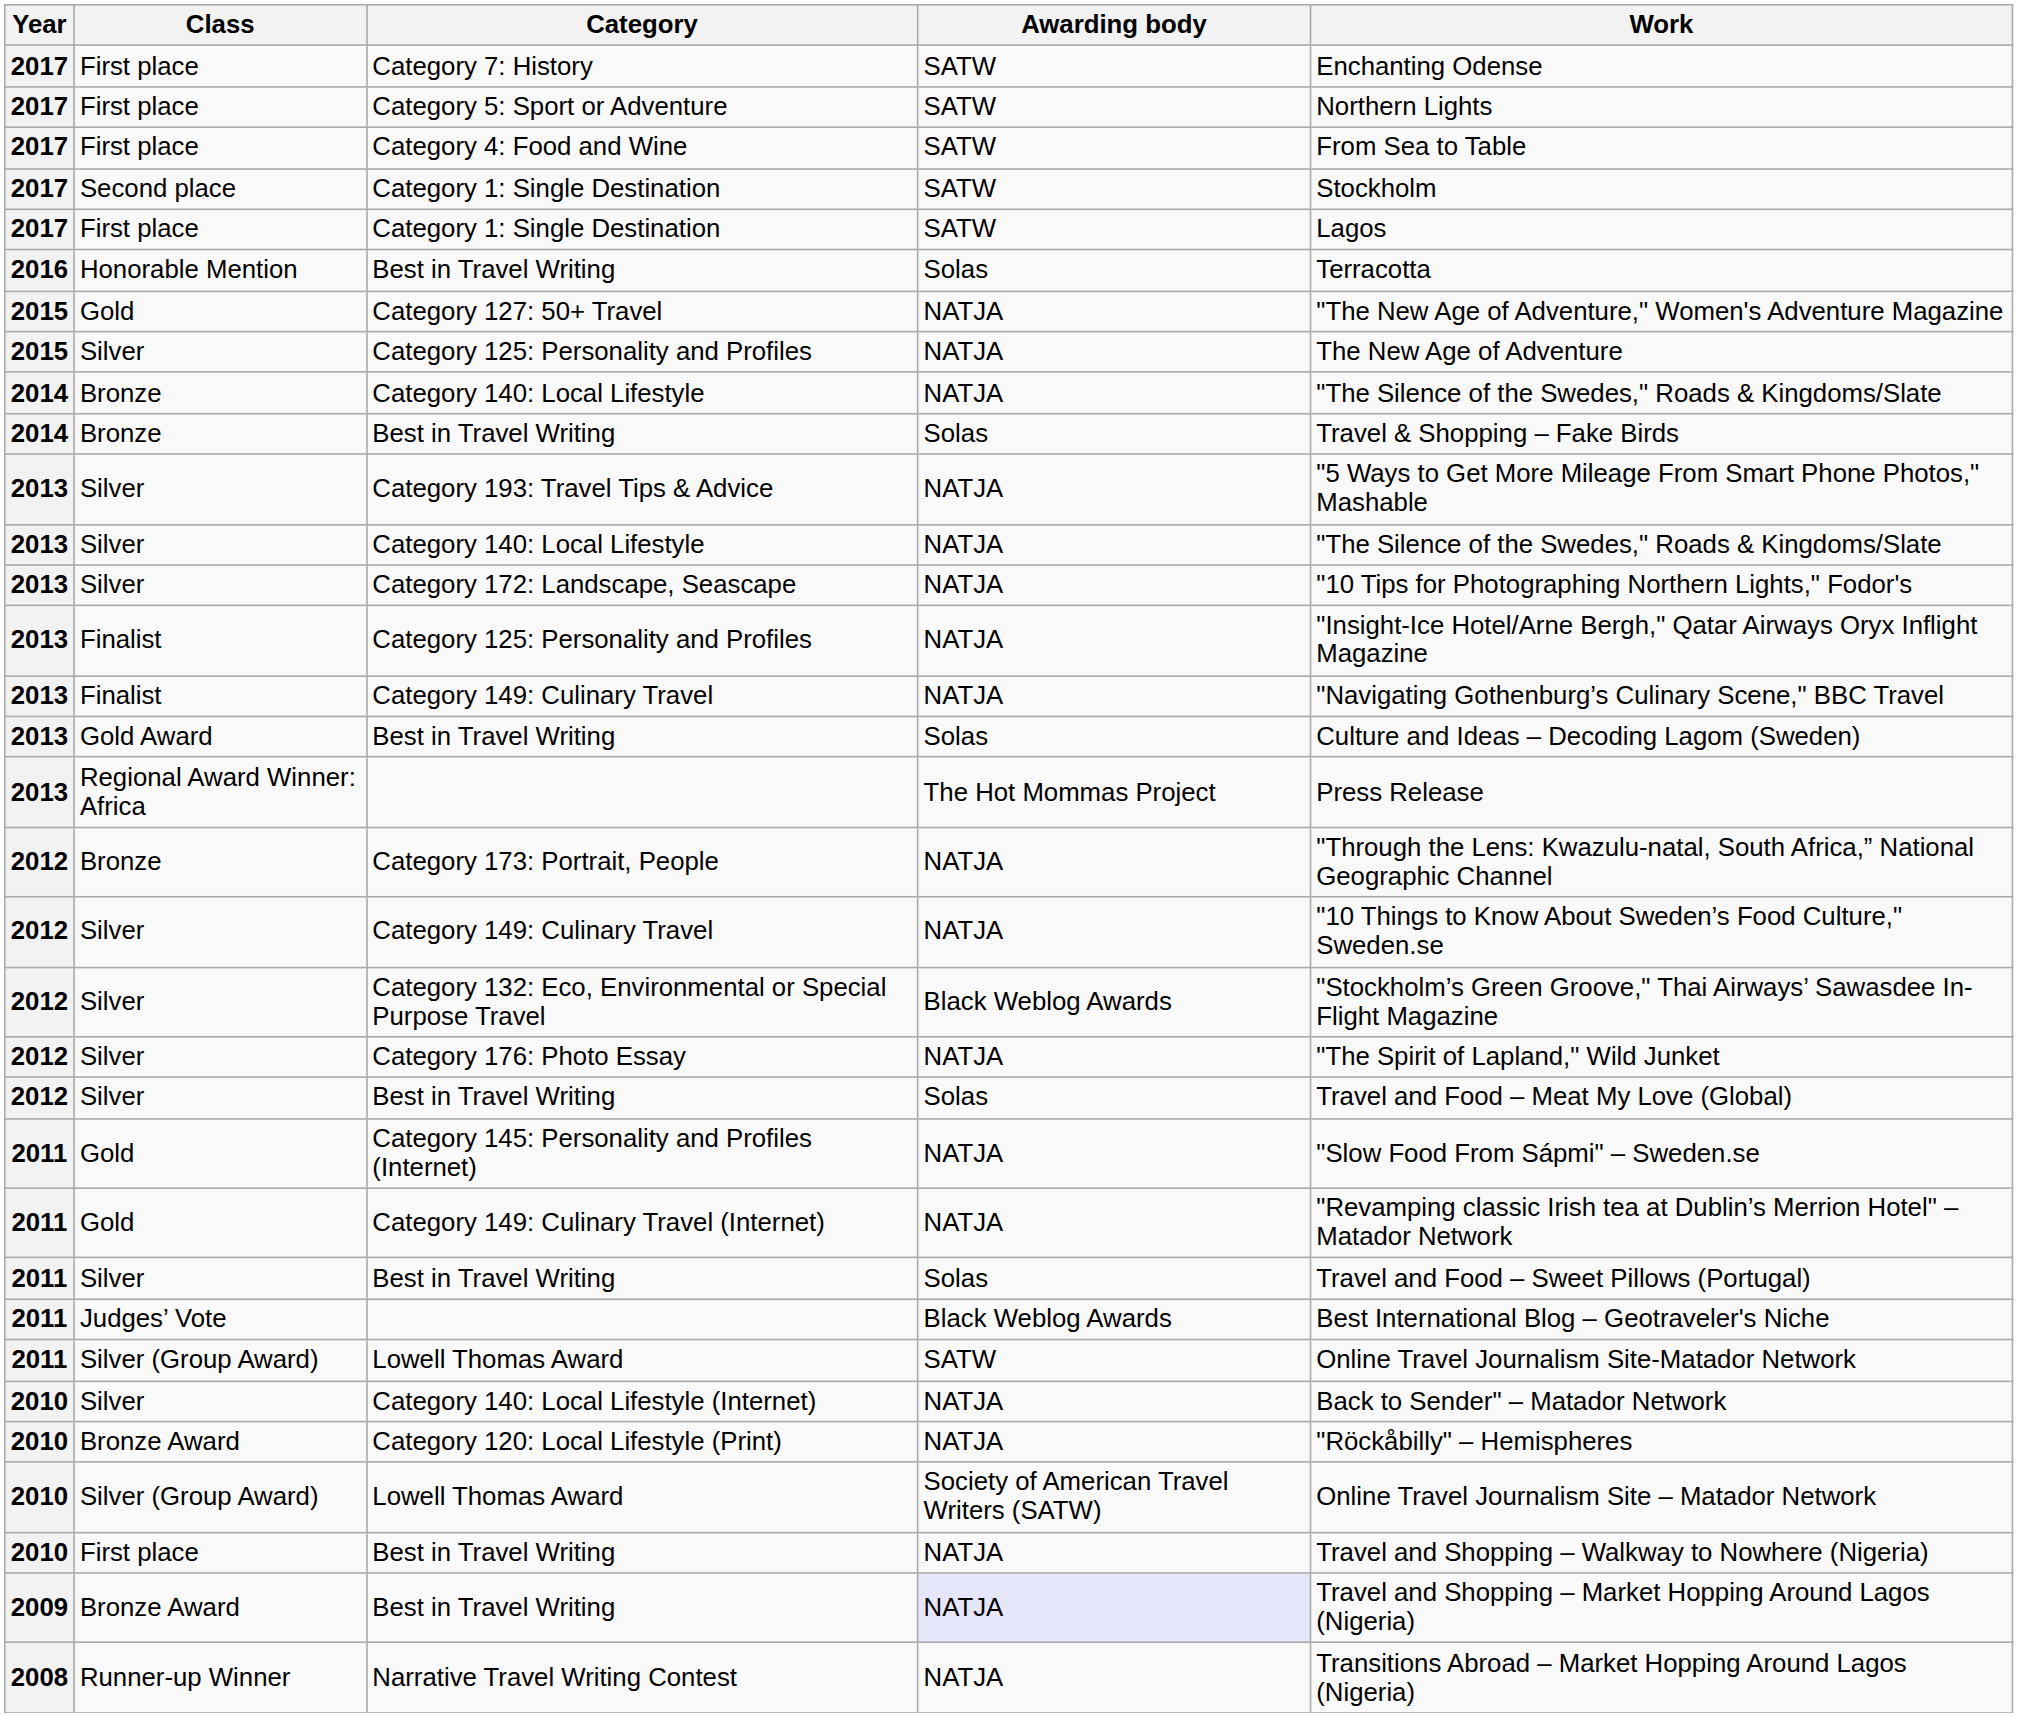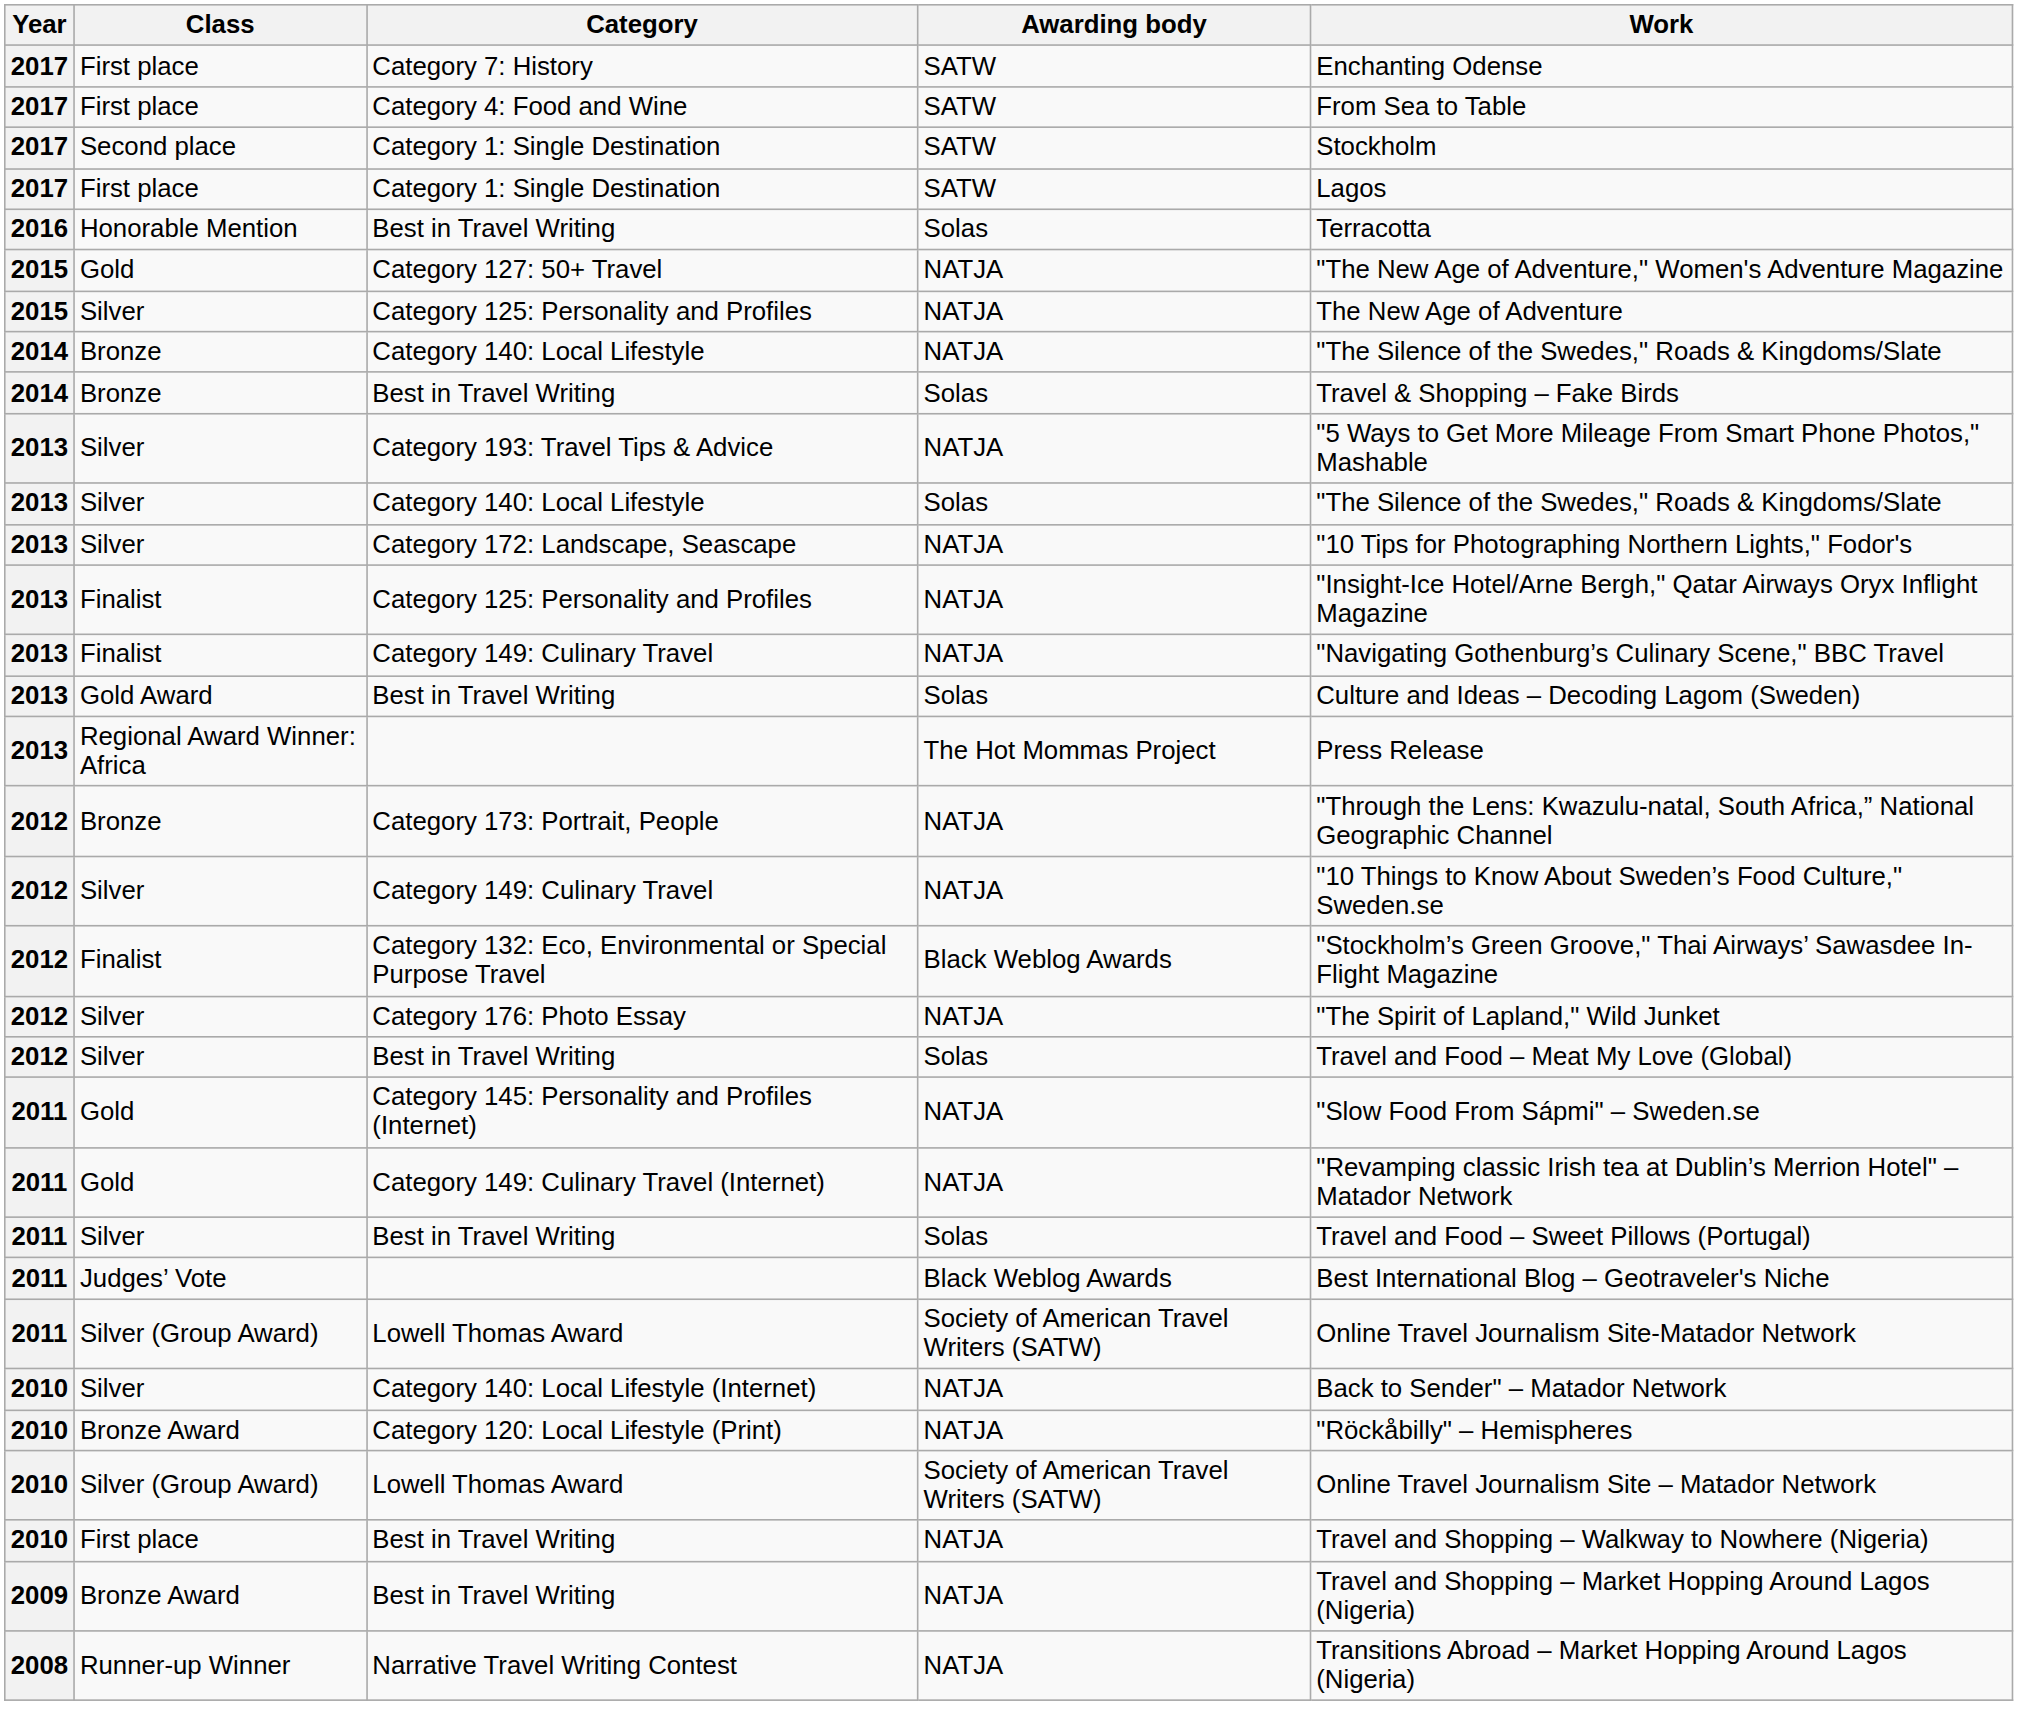- row: (39, 106)
(963, 544) NATJA -> (956, 503) Solas
(112, 1001) Silver -> (121, 960) Finalist
(960, 1359) SATW -> (1076, 1333) Society of American Travel Writers (SATW)
(963, 1607) lavender background -> (963, 1595) no background
